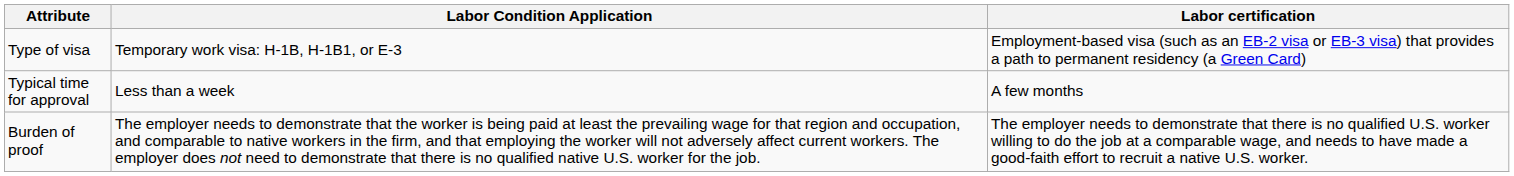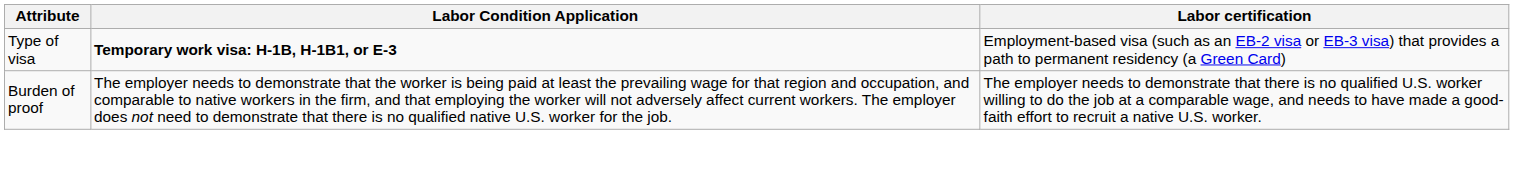(258, 49) normal -> (245, 49) bold
- row: (49, 91)
